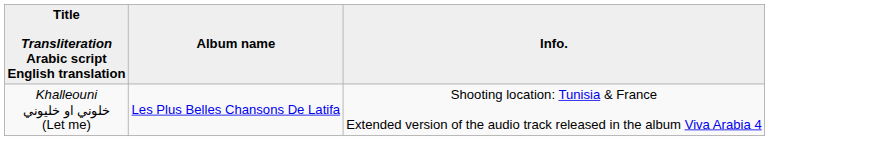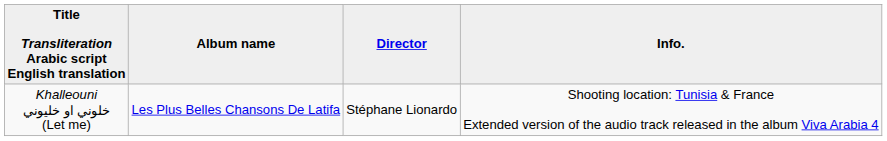+ column: (402, 44)
